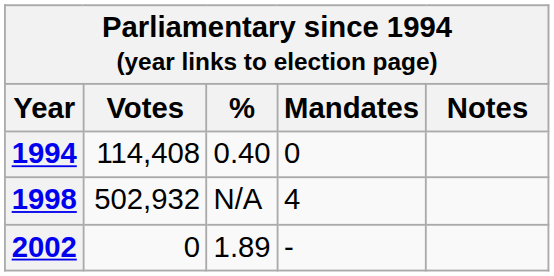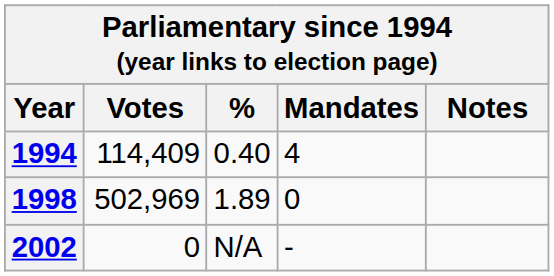(148, 153) 114,408 -> (148, 153) 114,409
(292, 153) 0 -> (292, 153) 4
(147, 200) 502,932 -> (147, 200) 502,969
(238, 200) N/A -> (242, 200) 1.89
(292, 200) 4 -> (292, 200) 0
(242, 246) 1.89 -> (238, 246) N/A
